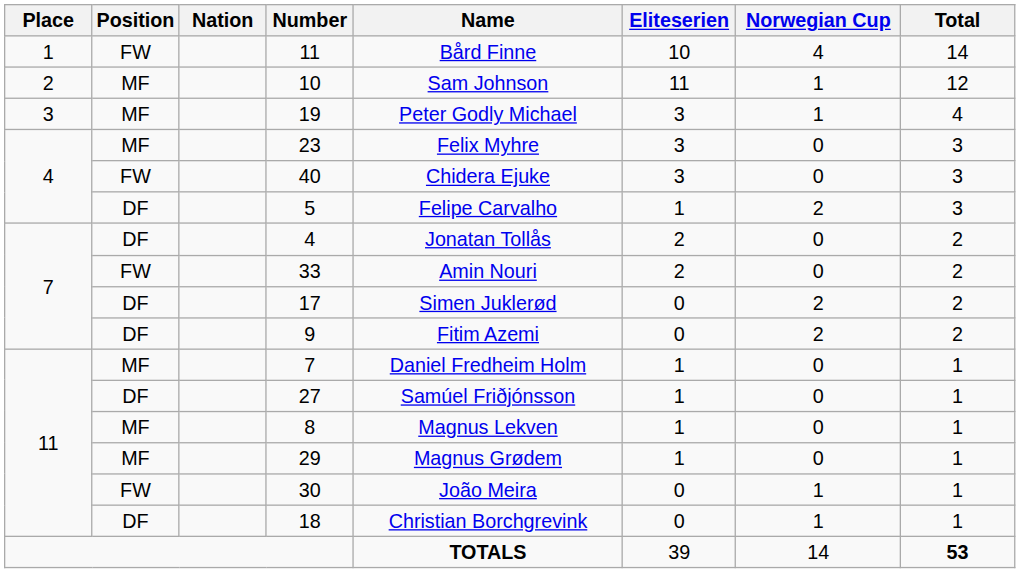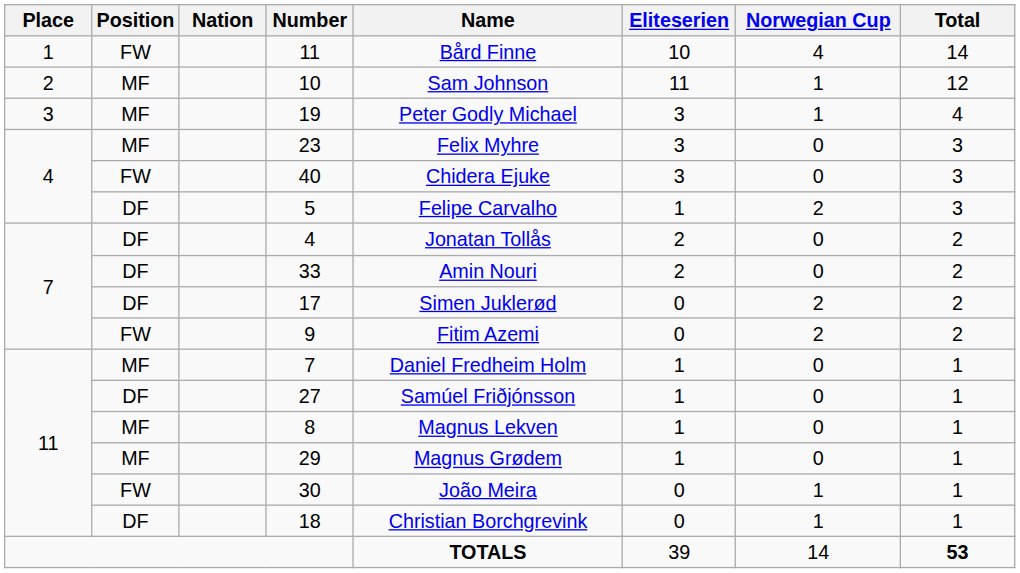(135, 271) FW -> (135, 271) DF
(135, 333) DF -> (135, 333) FW
